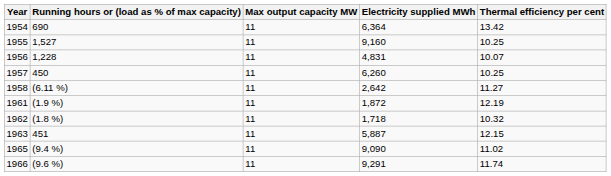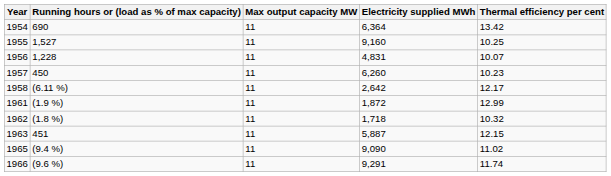(492, 73) 10.25 -> (492, 73) 10.23
(491, 88) 11.27 -> (492, 88) 12.17
(492, 103) 12.19 -> (492, 103) 12.99
